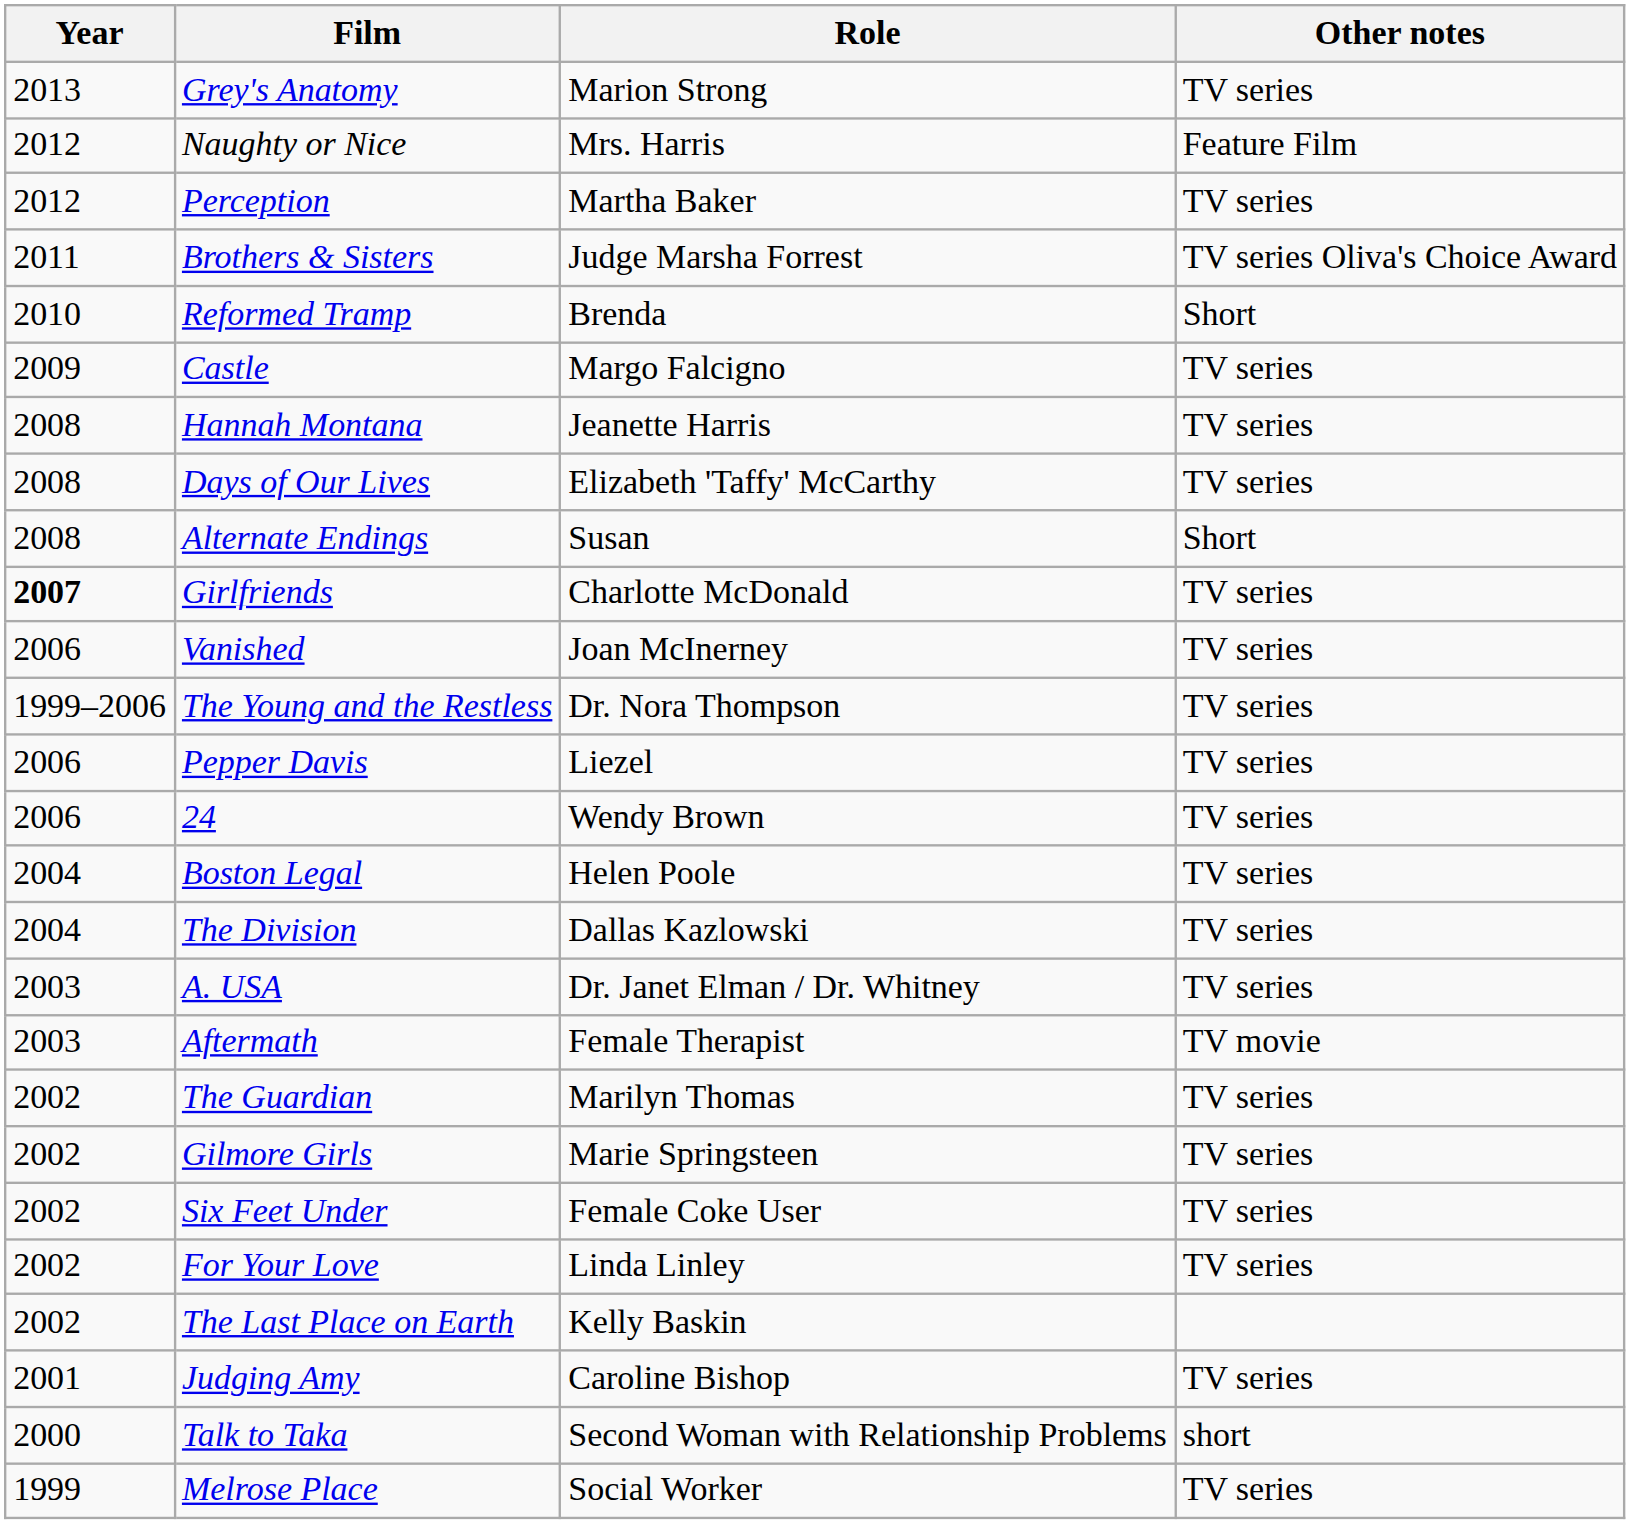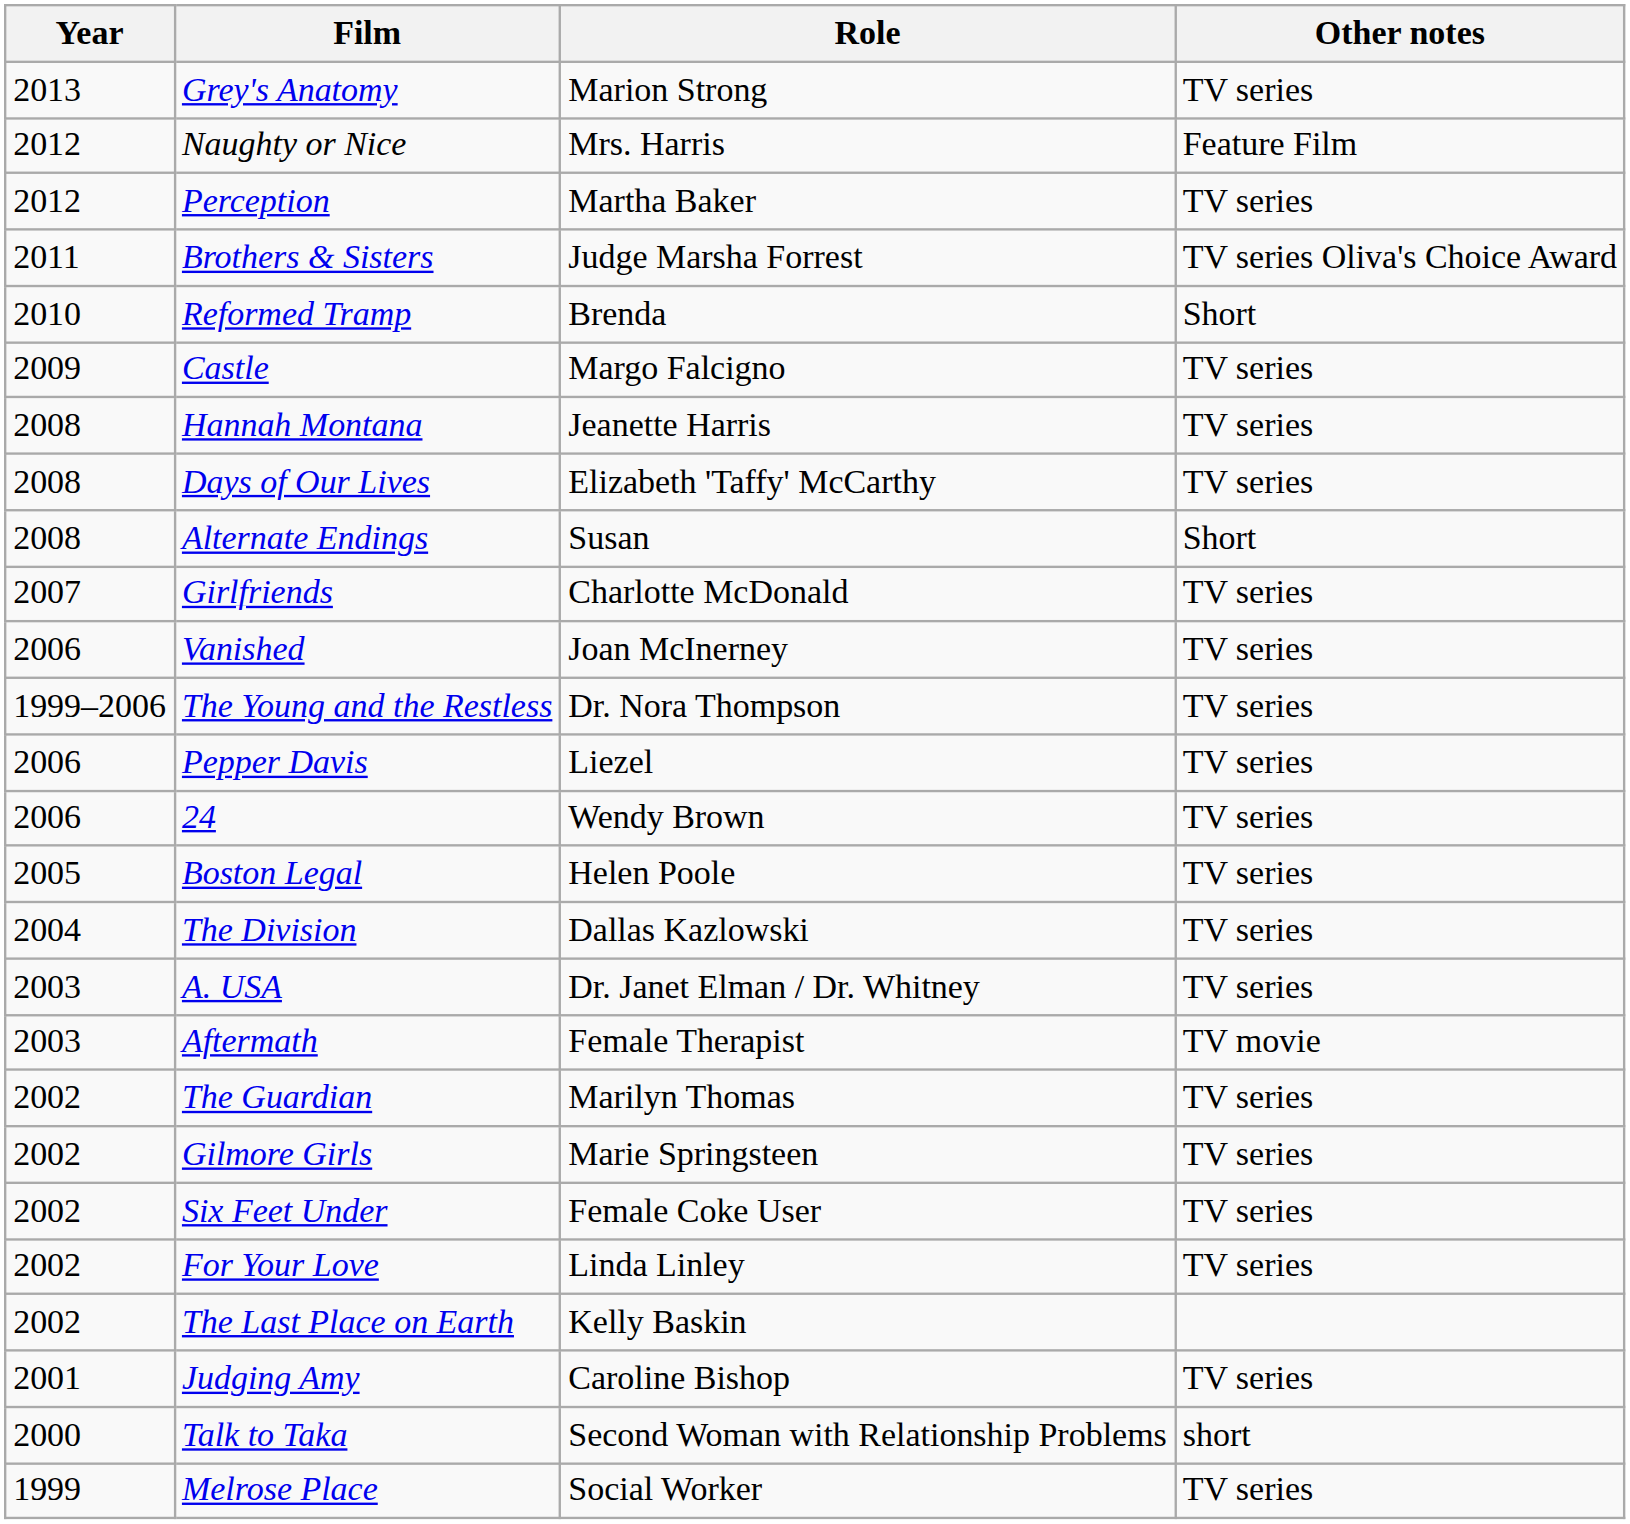(47, 593) bold -> (47, 593) normal
(47, 873) 2004 -> (47, 873) 2005
